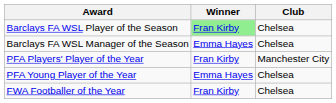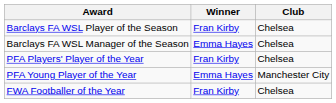(216, 28) lightgreen background -> (216, 28) no background
(293, 59) Manchester City -> (276, 59) Chelsea
(276, 75) Chelsea -> (293, 75) Manchester City
